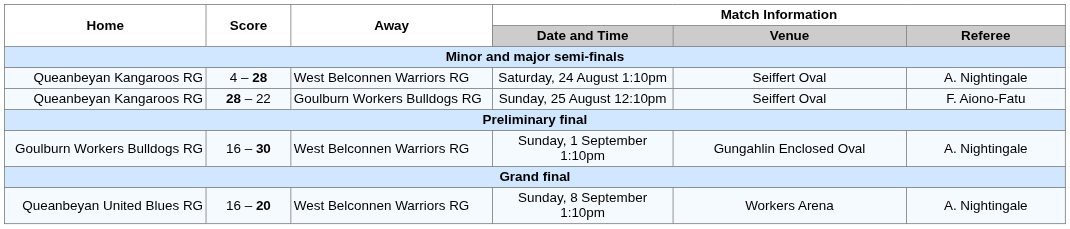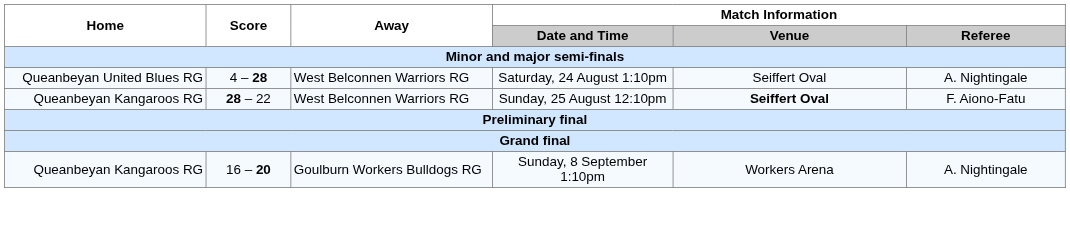(118, 78) Queanbeyan Kangaroos RG -> (113, 78) Queanbeyan United Blues RG
(388, 98) Goulburn Workers Bulldogs RG -> (382, 98) West Belconnen Warriors RG
(789, 98) normal -> (789, 98) bold
- row: (583, 148)
(113, 205) Queanbeyan United Blues RG -> (118, 169) Queanbeyan Kangaroos RG
(382, 205) West Belconnen Warriors RG -> (388, 169) Goulburn Workers Bulldogs RG
